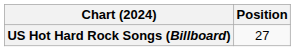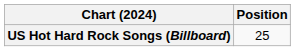(262, 35) 27 -> (262, 35) 25
